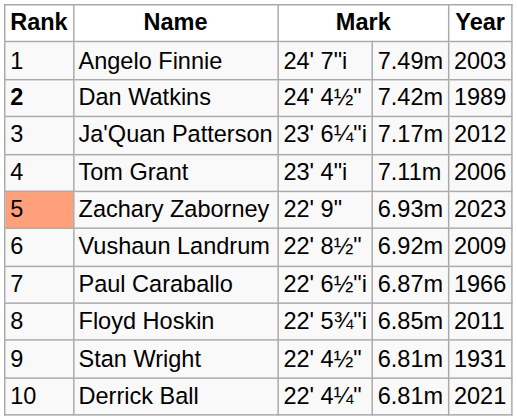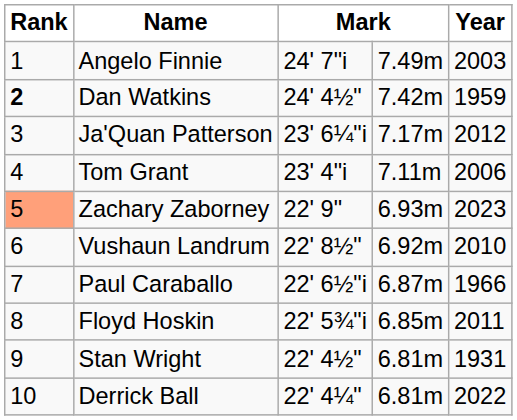(480, 97) 1989 -> (480, 97) 1959
(480, 246) 2009 -> (480, 246) 2010
(480, 396) 2021 -> (480, 396) 2022
